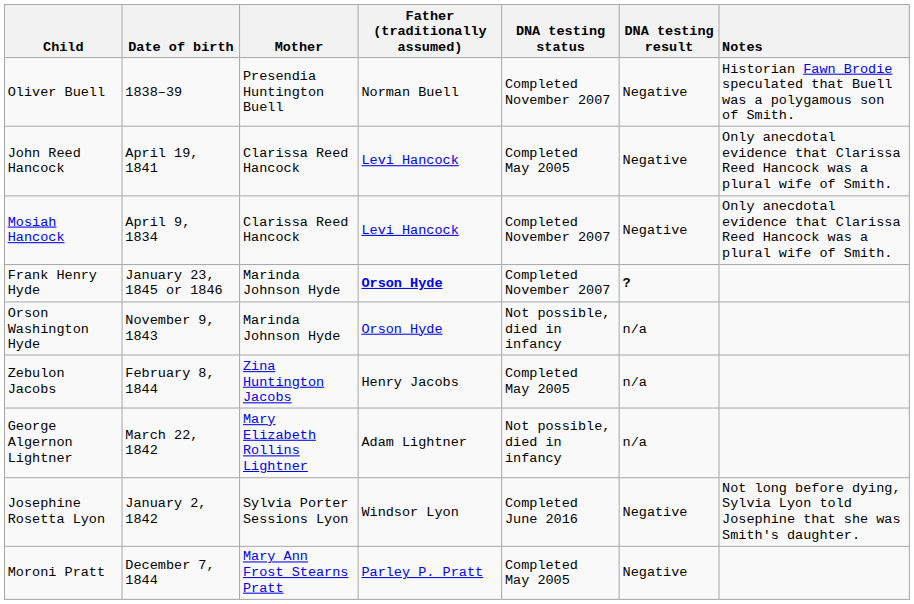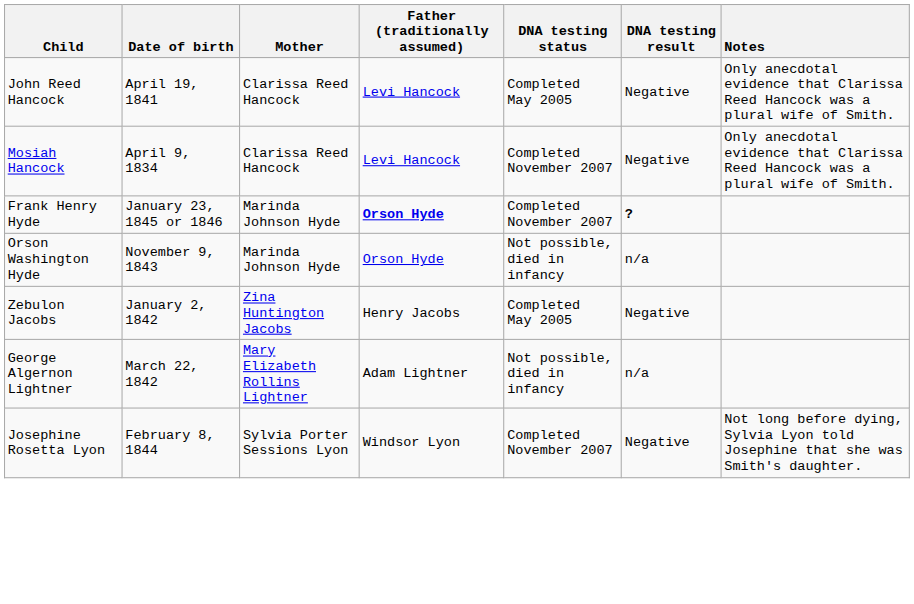- row: (56, 92)
(170, 382) February 8, 1844 -> (166, 313) January 2, 1842
(635, 382) n/a -> (657, 313) Negative
(166, 512) January 2, 1842 -> (170, 443) February 8, 1844
(541, 512) Completed June 2016 -> (560, 443) Completed November 2007
- row: (56, 573)
